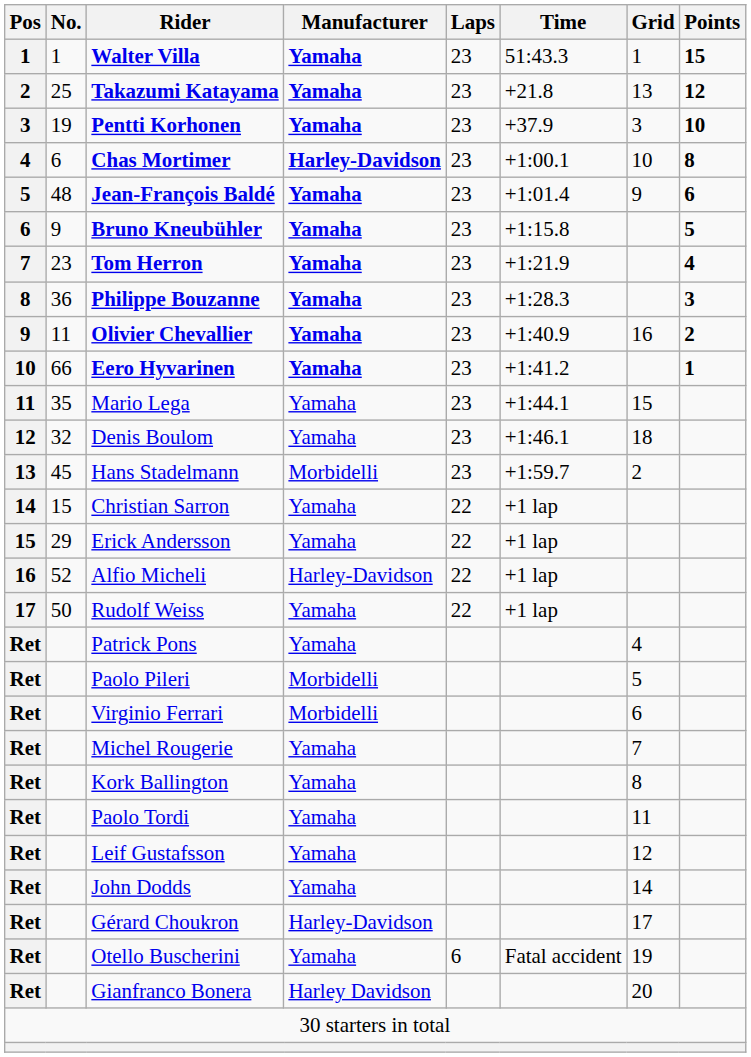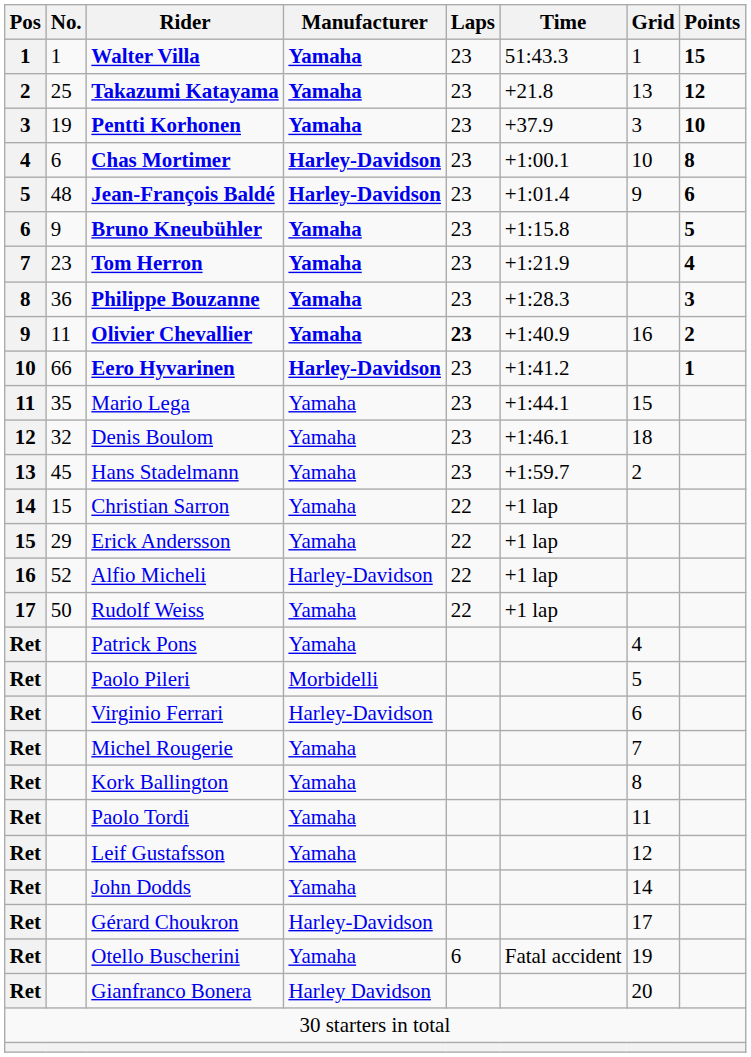(325, 194) Yamaha -> (365, 194) Harley-Davidson
(461, 333) normal -> (461, 333) bold
(325, 367) Yamaha -> (365, 367) Harley-Davidson
(333, 471) Morbidelli -> (322, 471) Yamaha
(333, 713) Morbidelli -> (361, 713) Harley-Davidson
